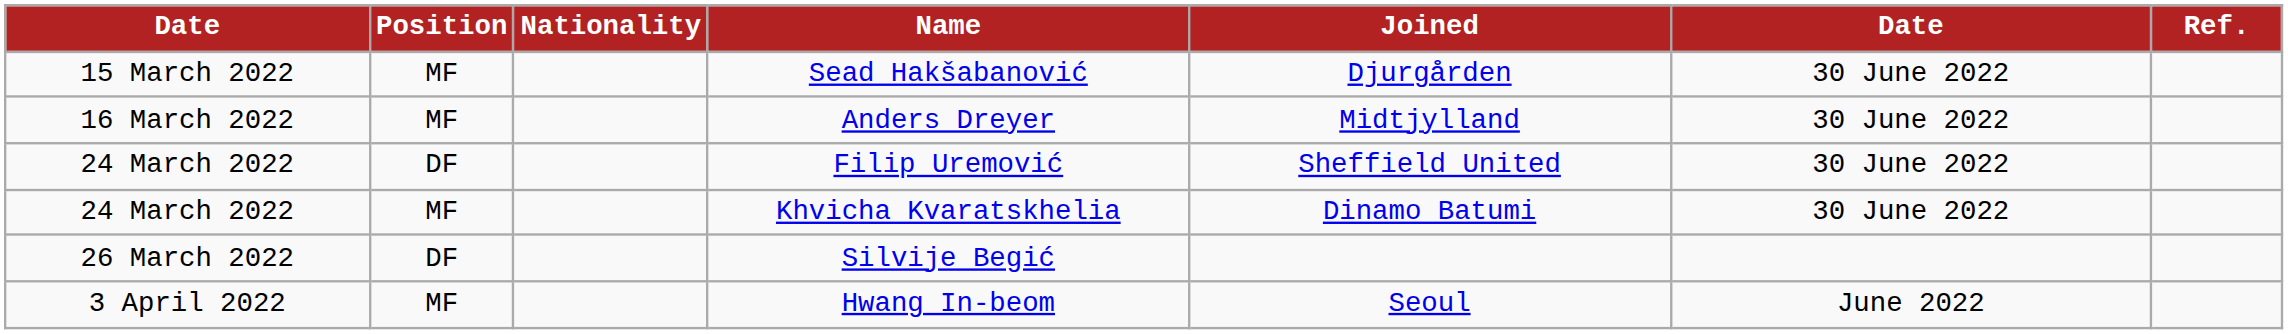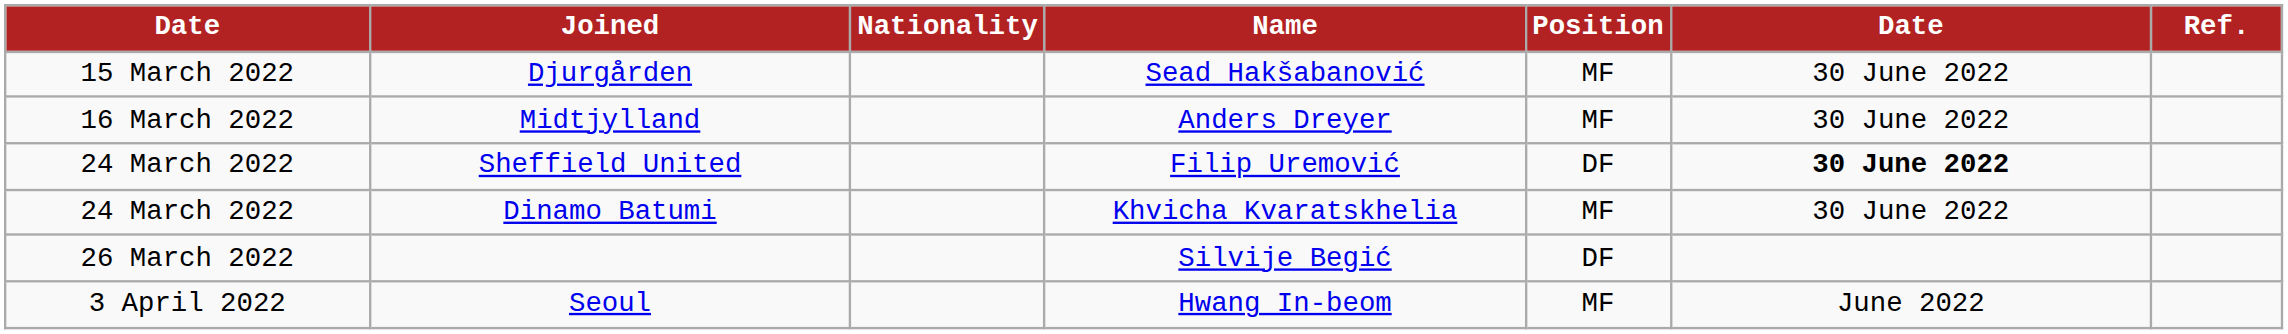columns swapped: (442, 28) <-> (1430, 28)
(1911, 166) normal -> (1911, 166) bold
